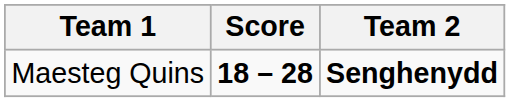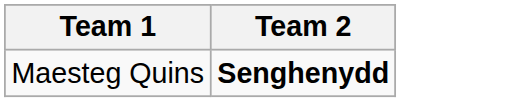- column: (265, 27)
